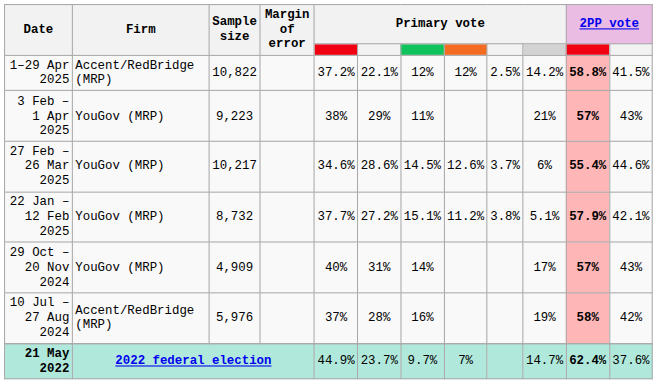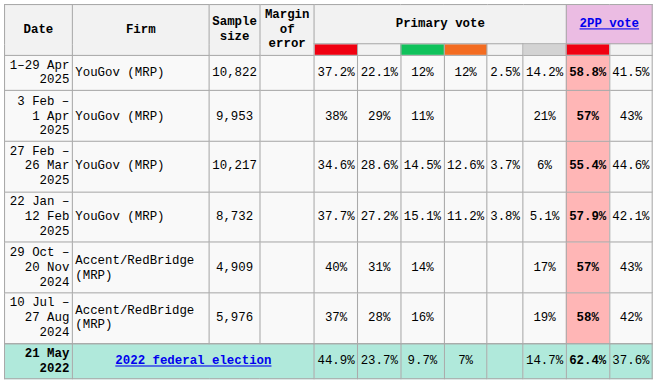(135, 73) Accent/RedBridge (MRP) -> (120, 73) YouGov (MRP)
(235, 116) 9,223 -> (235, 116) 9,953
(120, 267) YouGov (MRP) -> (135, 267) Accent/RedBridge (MRP)
